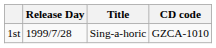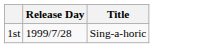- column: (180, 14)
